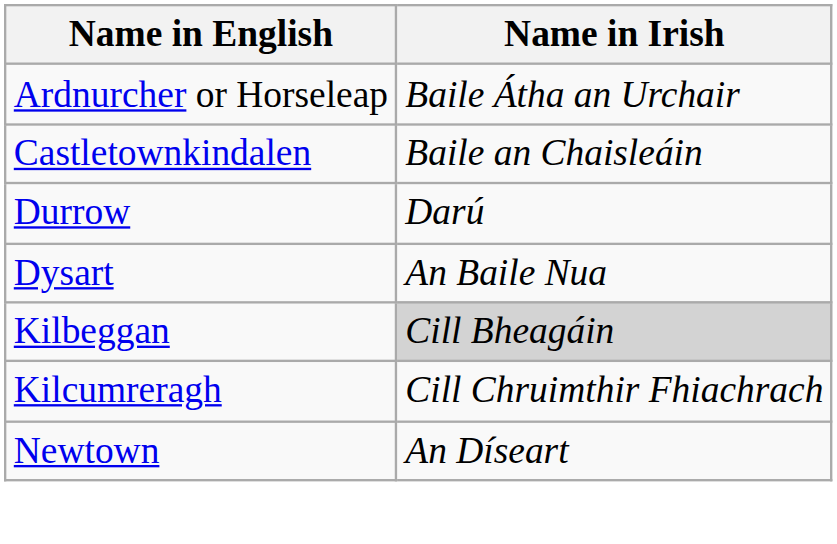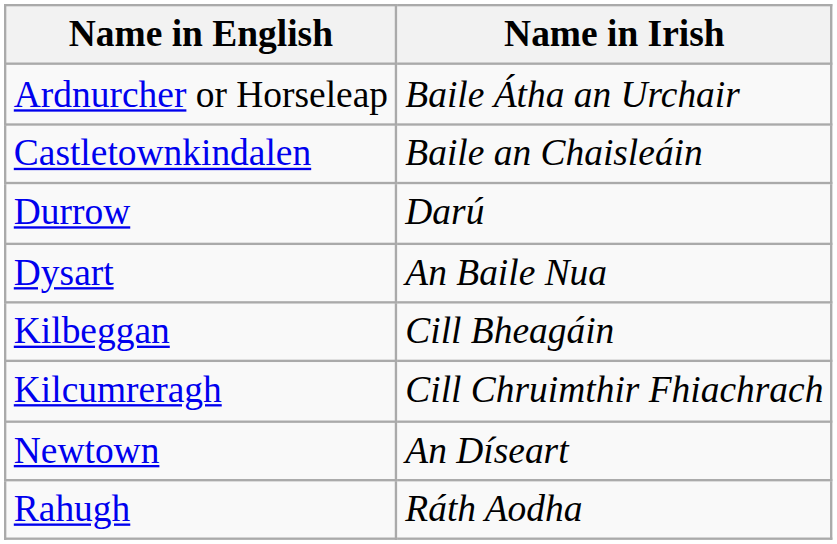(510, 331) lightgrey background -> (510, 331) no background
+ row: (72, 509)
